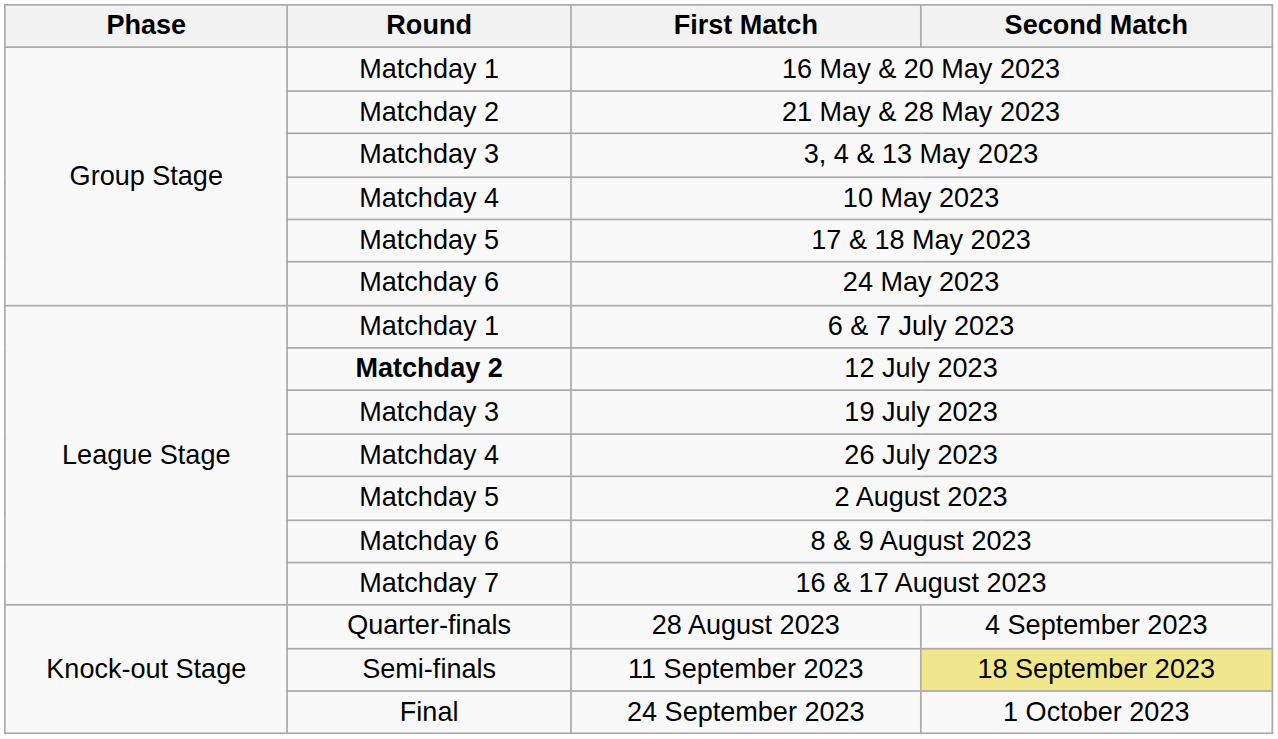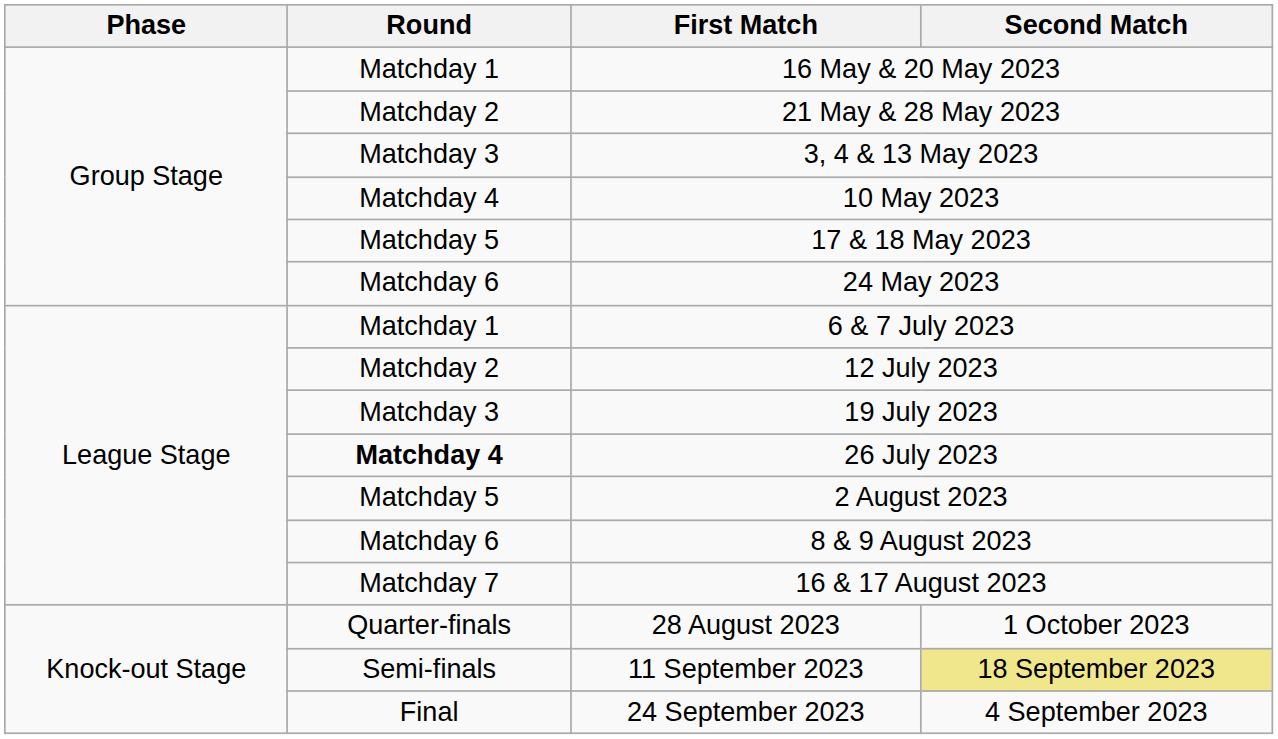(429, 369) bold -> (429, 369) normal
(429, 454) normal -> (429, 454) bold
(1096, 626) 4 September 2023 -> (1096, 626) 1 October 2023
(1096, 712) 1 October 2023 -> (1096, 712) 4 September 2023
